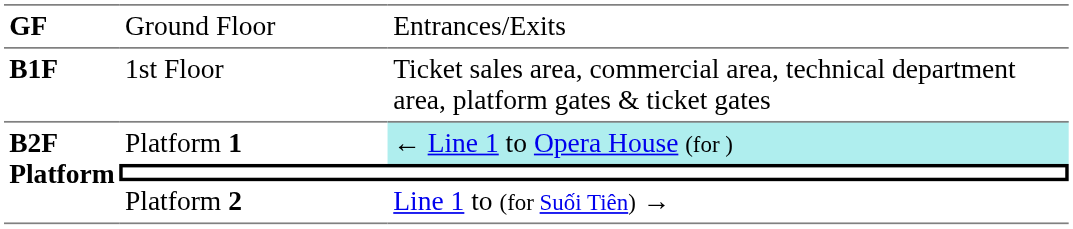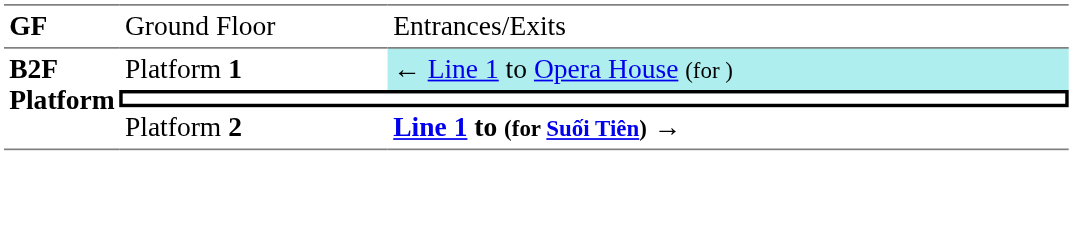- row: (174, 69)
(532, 201) normal -> (537, 127) bold
